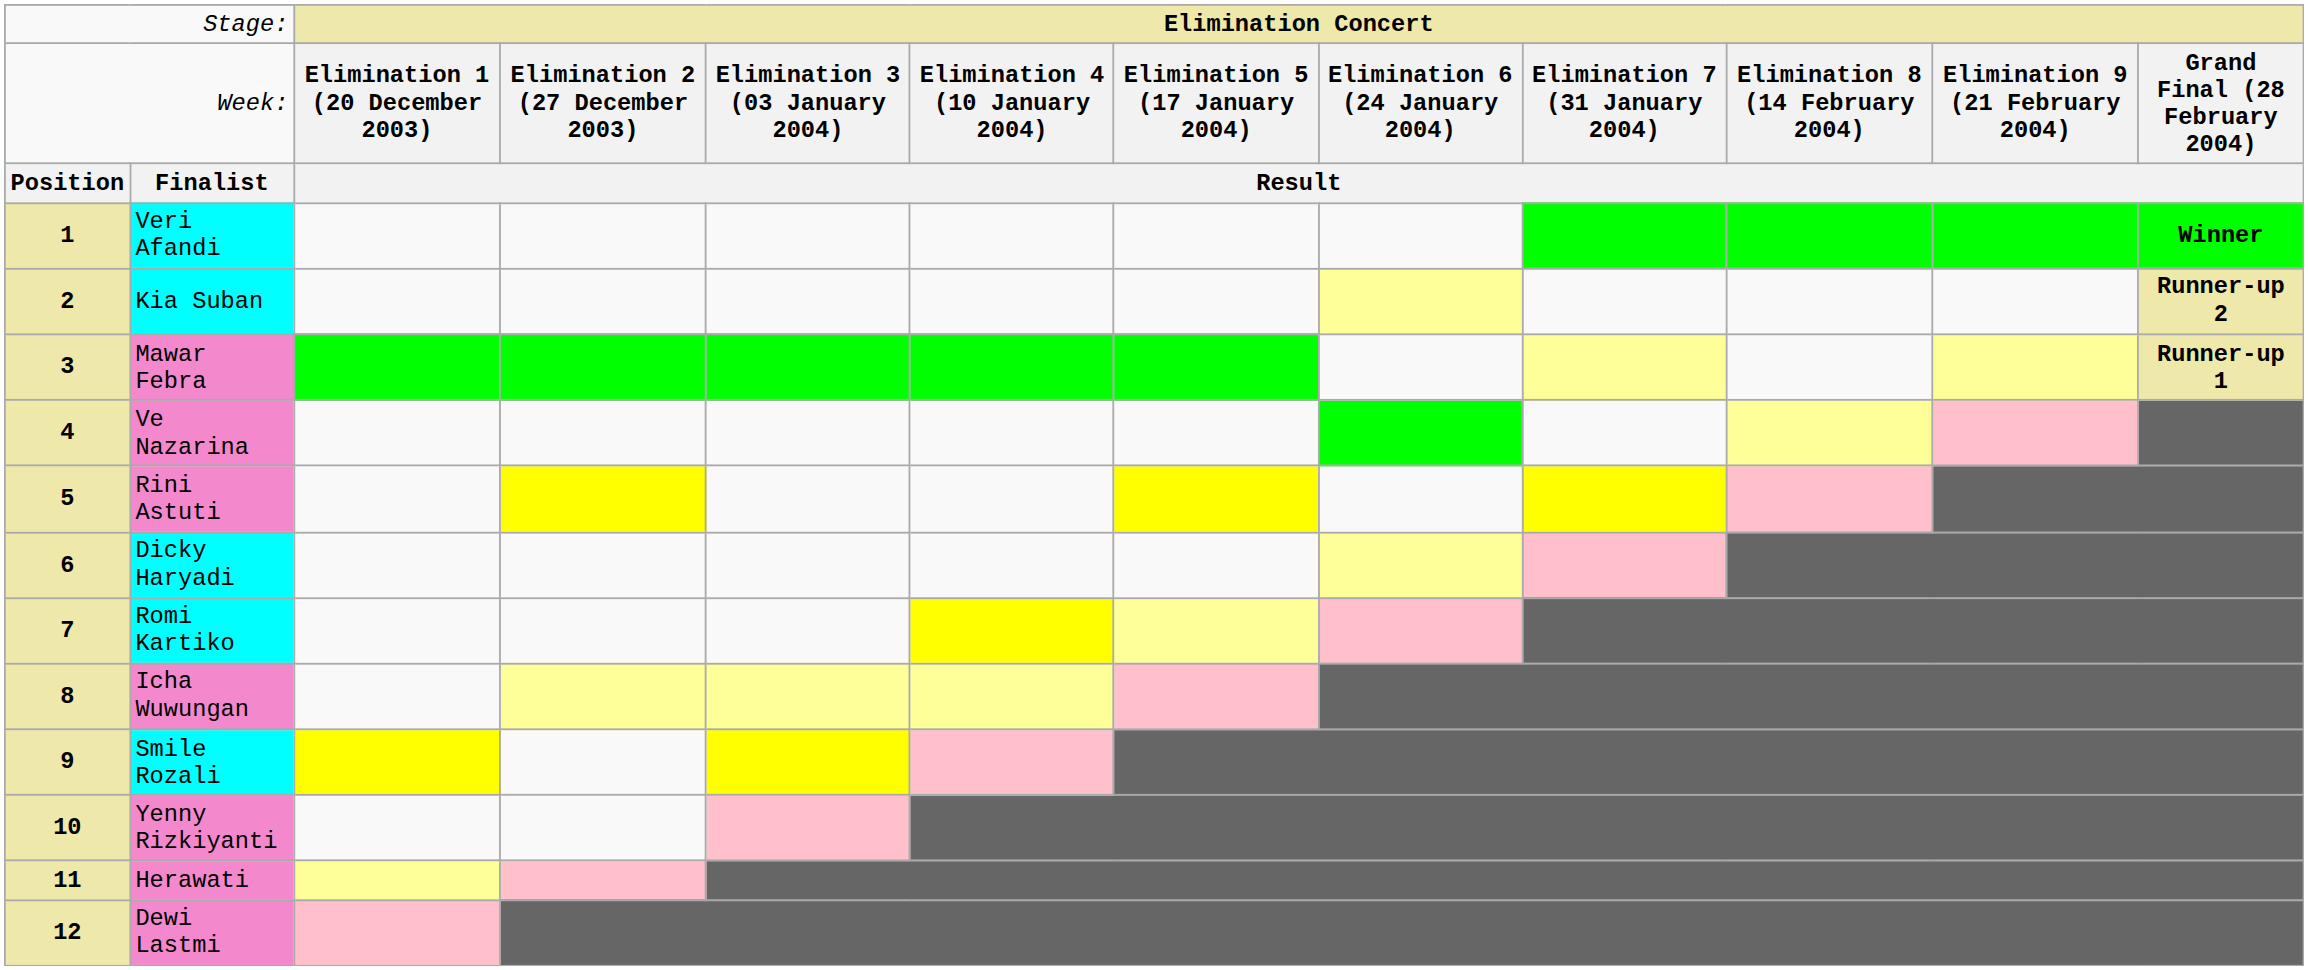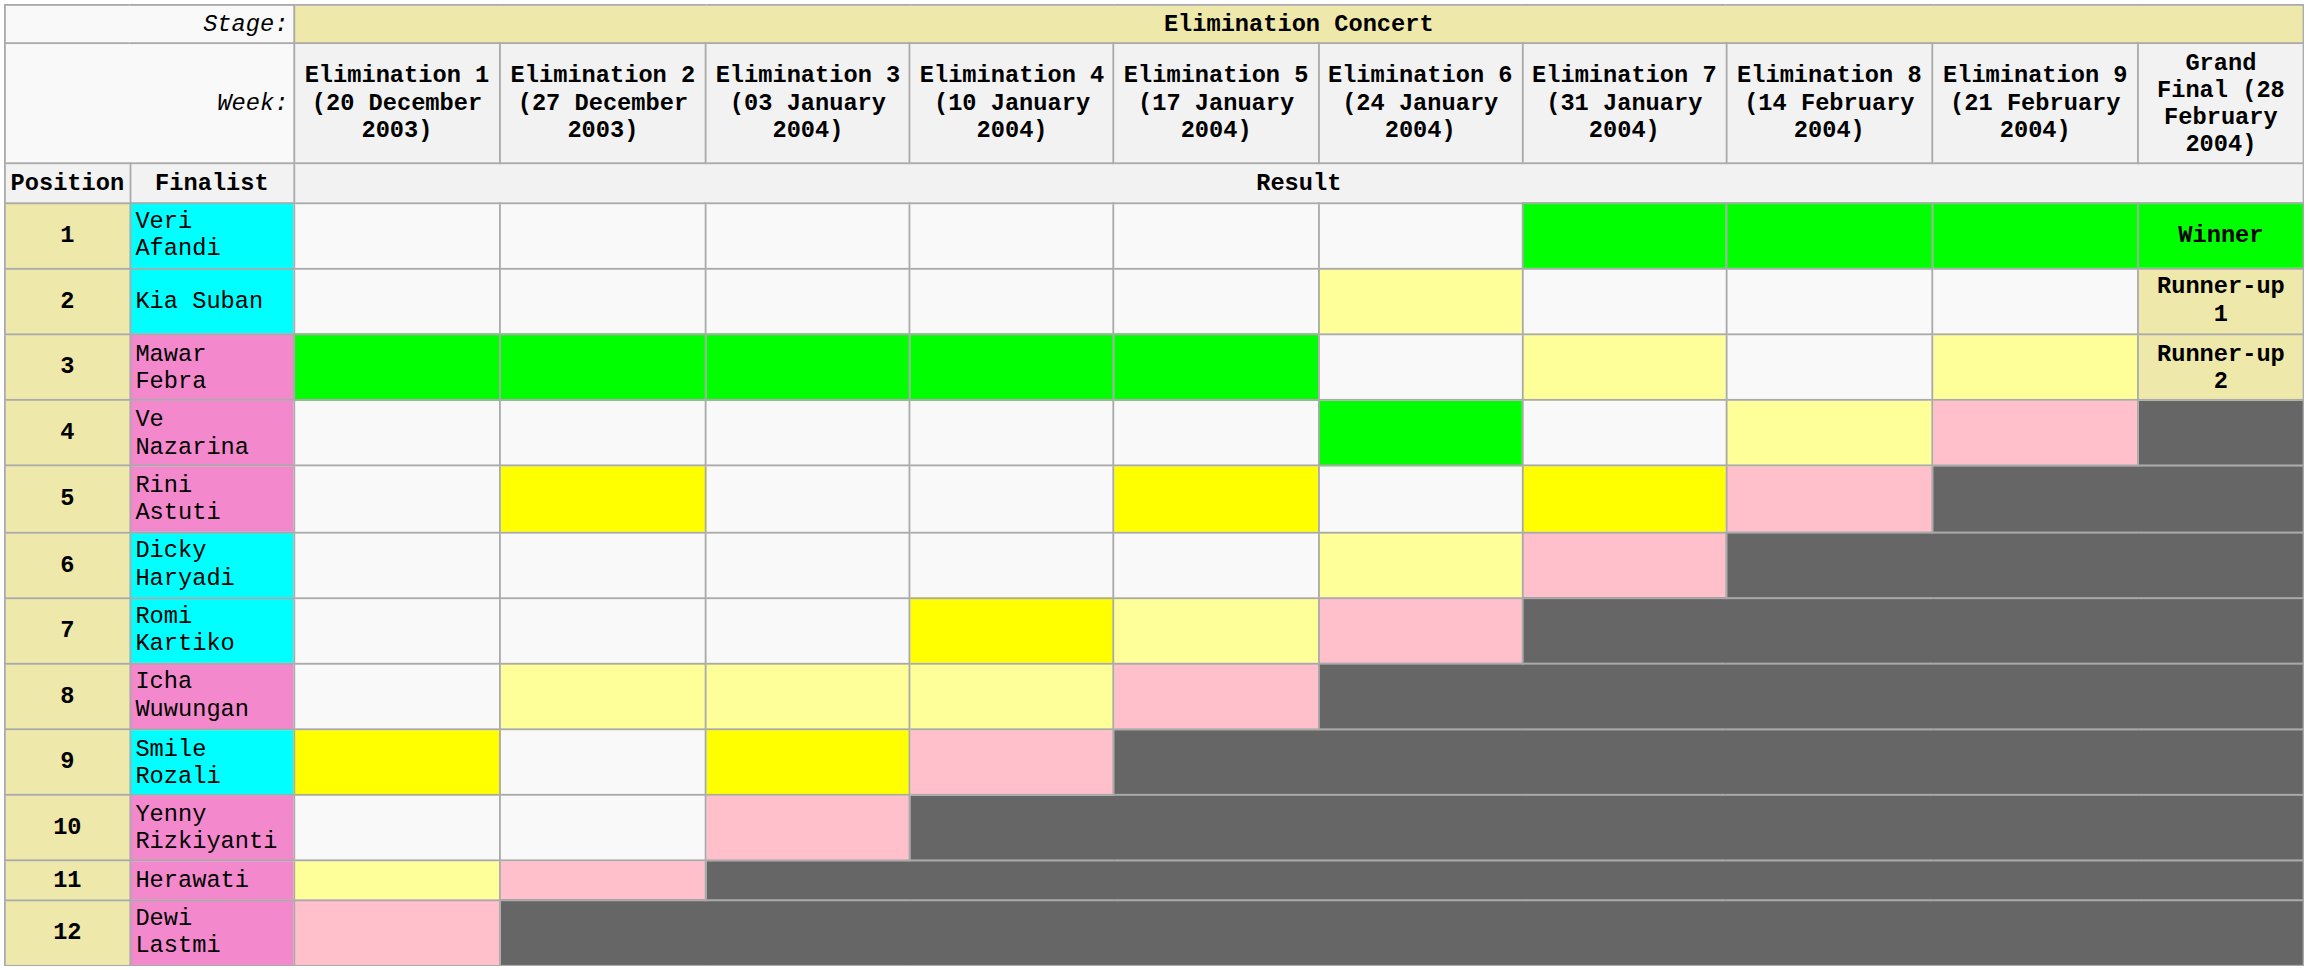(2221, 301) Runner-up 2 -> (2221, 301) Runner-up 1
(2221, 367) Runner-up 1 -> (2221, 367) Runner-up 2
